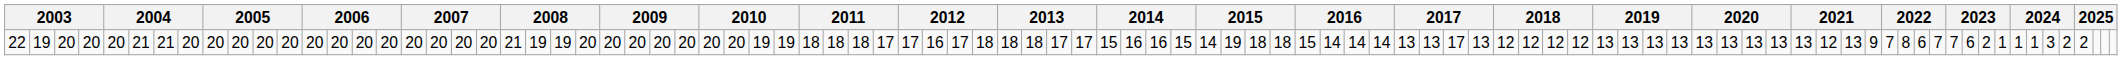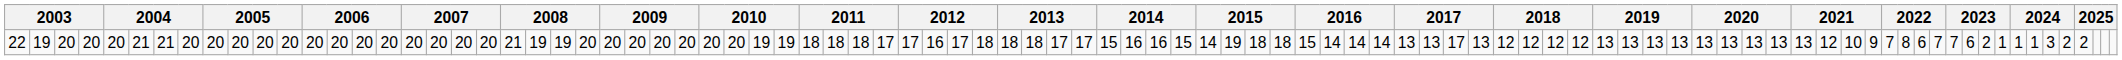(1853, 42) 13 -> (1853, 42) 10
